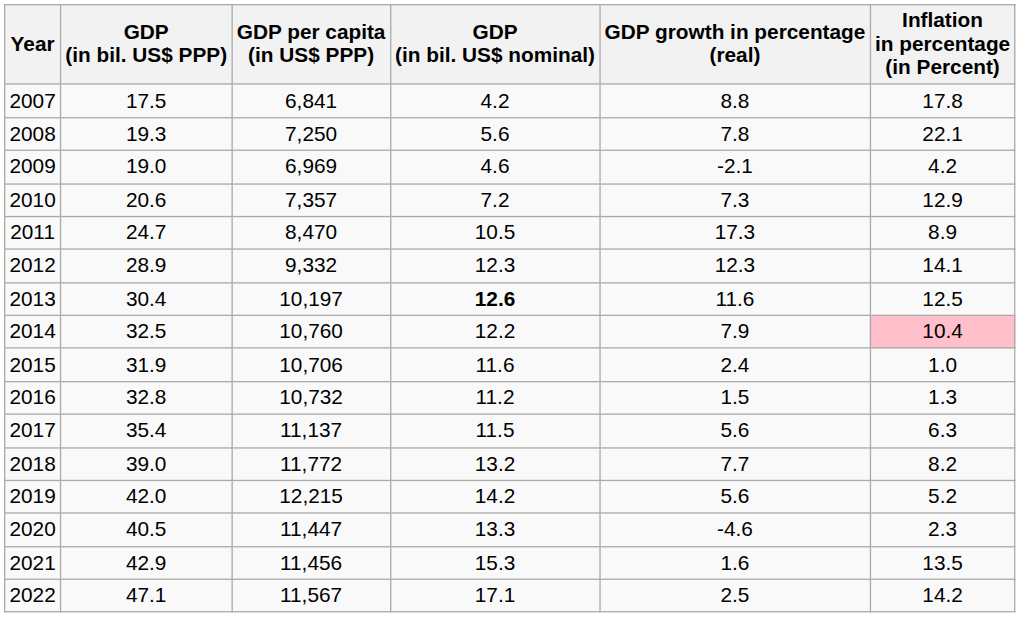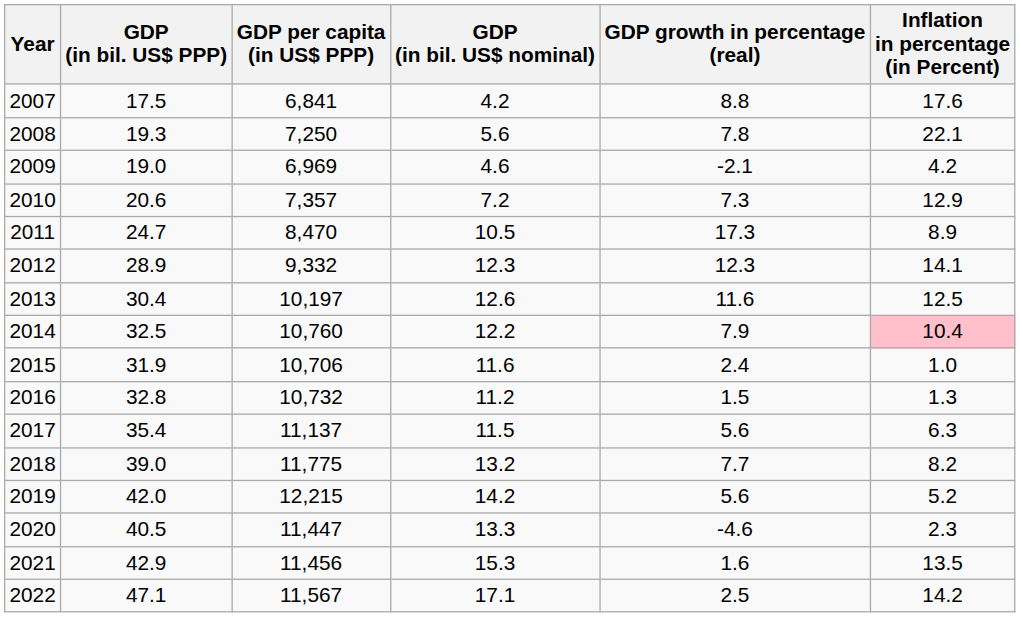(943, 100) 17.8 -> (943, 100) 17.6
(495, 298) bold -> (495, 298) normal
(311, 463) 11,772 -> (311, 463) 11,775
